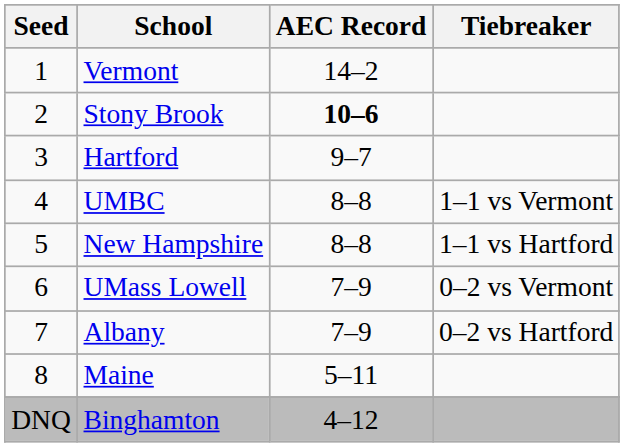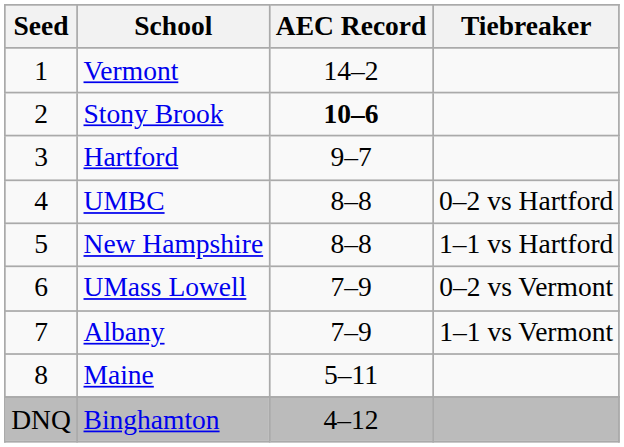(526, 200) 1–1 vs Vermont -> (526, 200) 0–2 vs Hartford
(526, 331) 0–2 vs Hartford -> (526, 331) 1–1 vs Vermont
